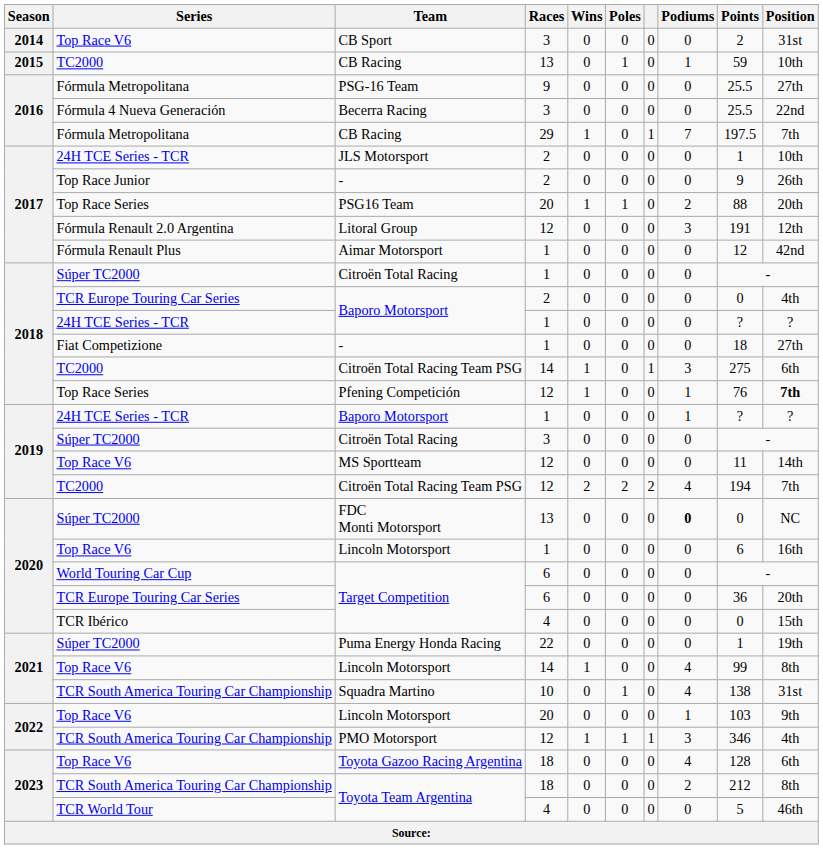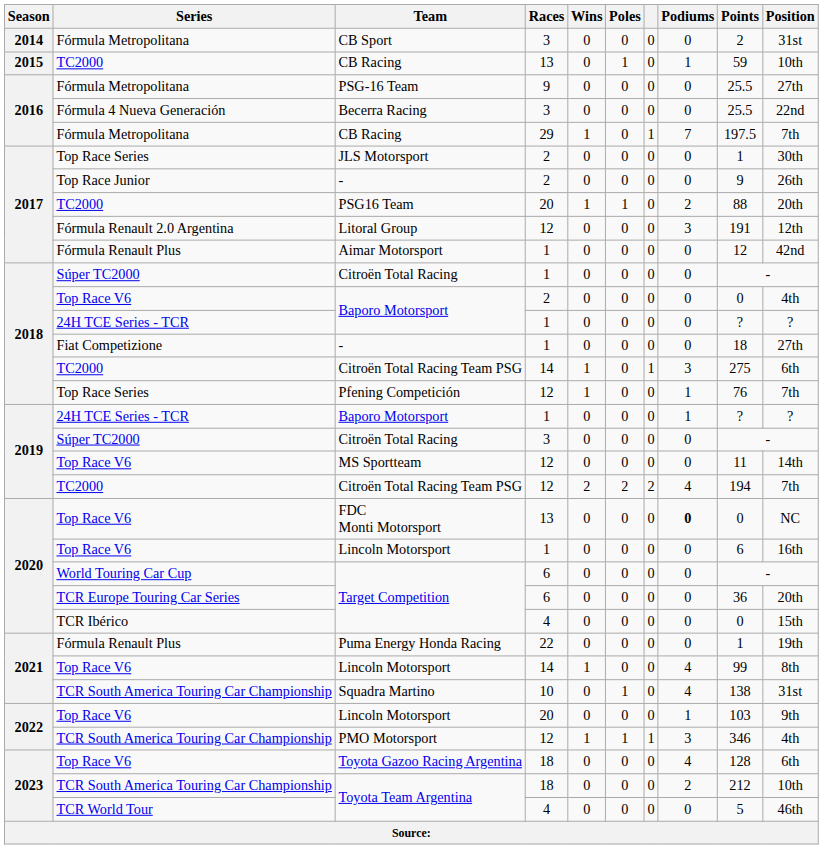(94, 40) Top Race V6 -> (123, 40) Fórmula Metropolitana
(123, 157) 24H TCE Series - TCR -> (103, 157) Top Race Series
(790, 157) 10th -> (790, 157) 30th
(103, 204) Top Race Series -> (80, 204) TC2000
(148, 298) TCR Europe Touring Car Series -> (94, 298) Top Race V6
(790, 392) bold -> (790, 392) normal
(98, 518) Súper TC2000 -> (94, 518) Top Race V6
(98, 644) Súper TC2000 -> (119, 644) Fórmula Renault Plus
(790, 785) 8th -> (790, 785) 10th
